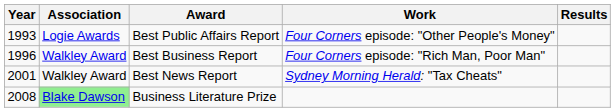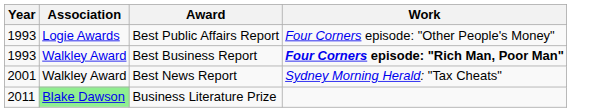- column: (584, 14)
(22, 55) 1996 -> (22, 55) 1993
(415, 55) normal -> (424, 55) bold
(22, 96) 2008 -> (21, 96) 2011
